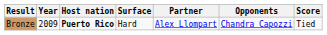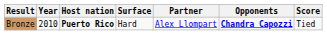(48, 24) 2009 -> (48, 24) 2010
(257, 24) normal -> (257, 24) bold
